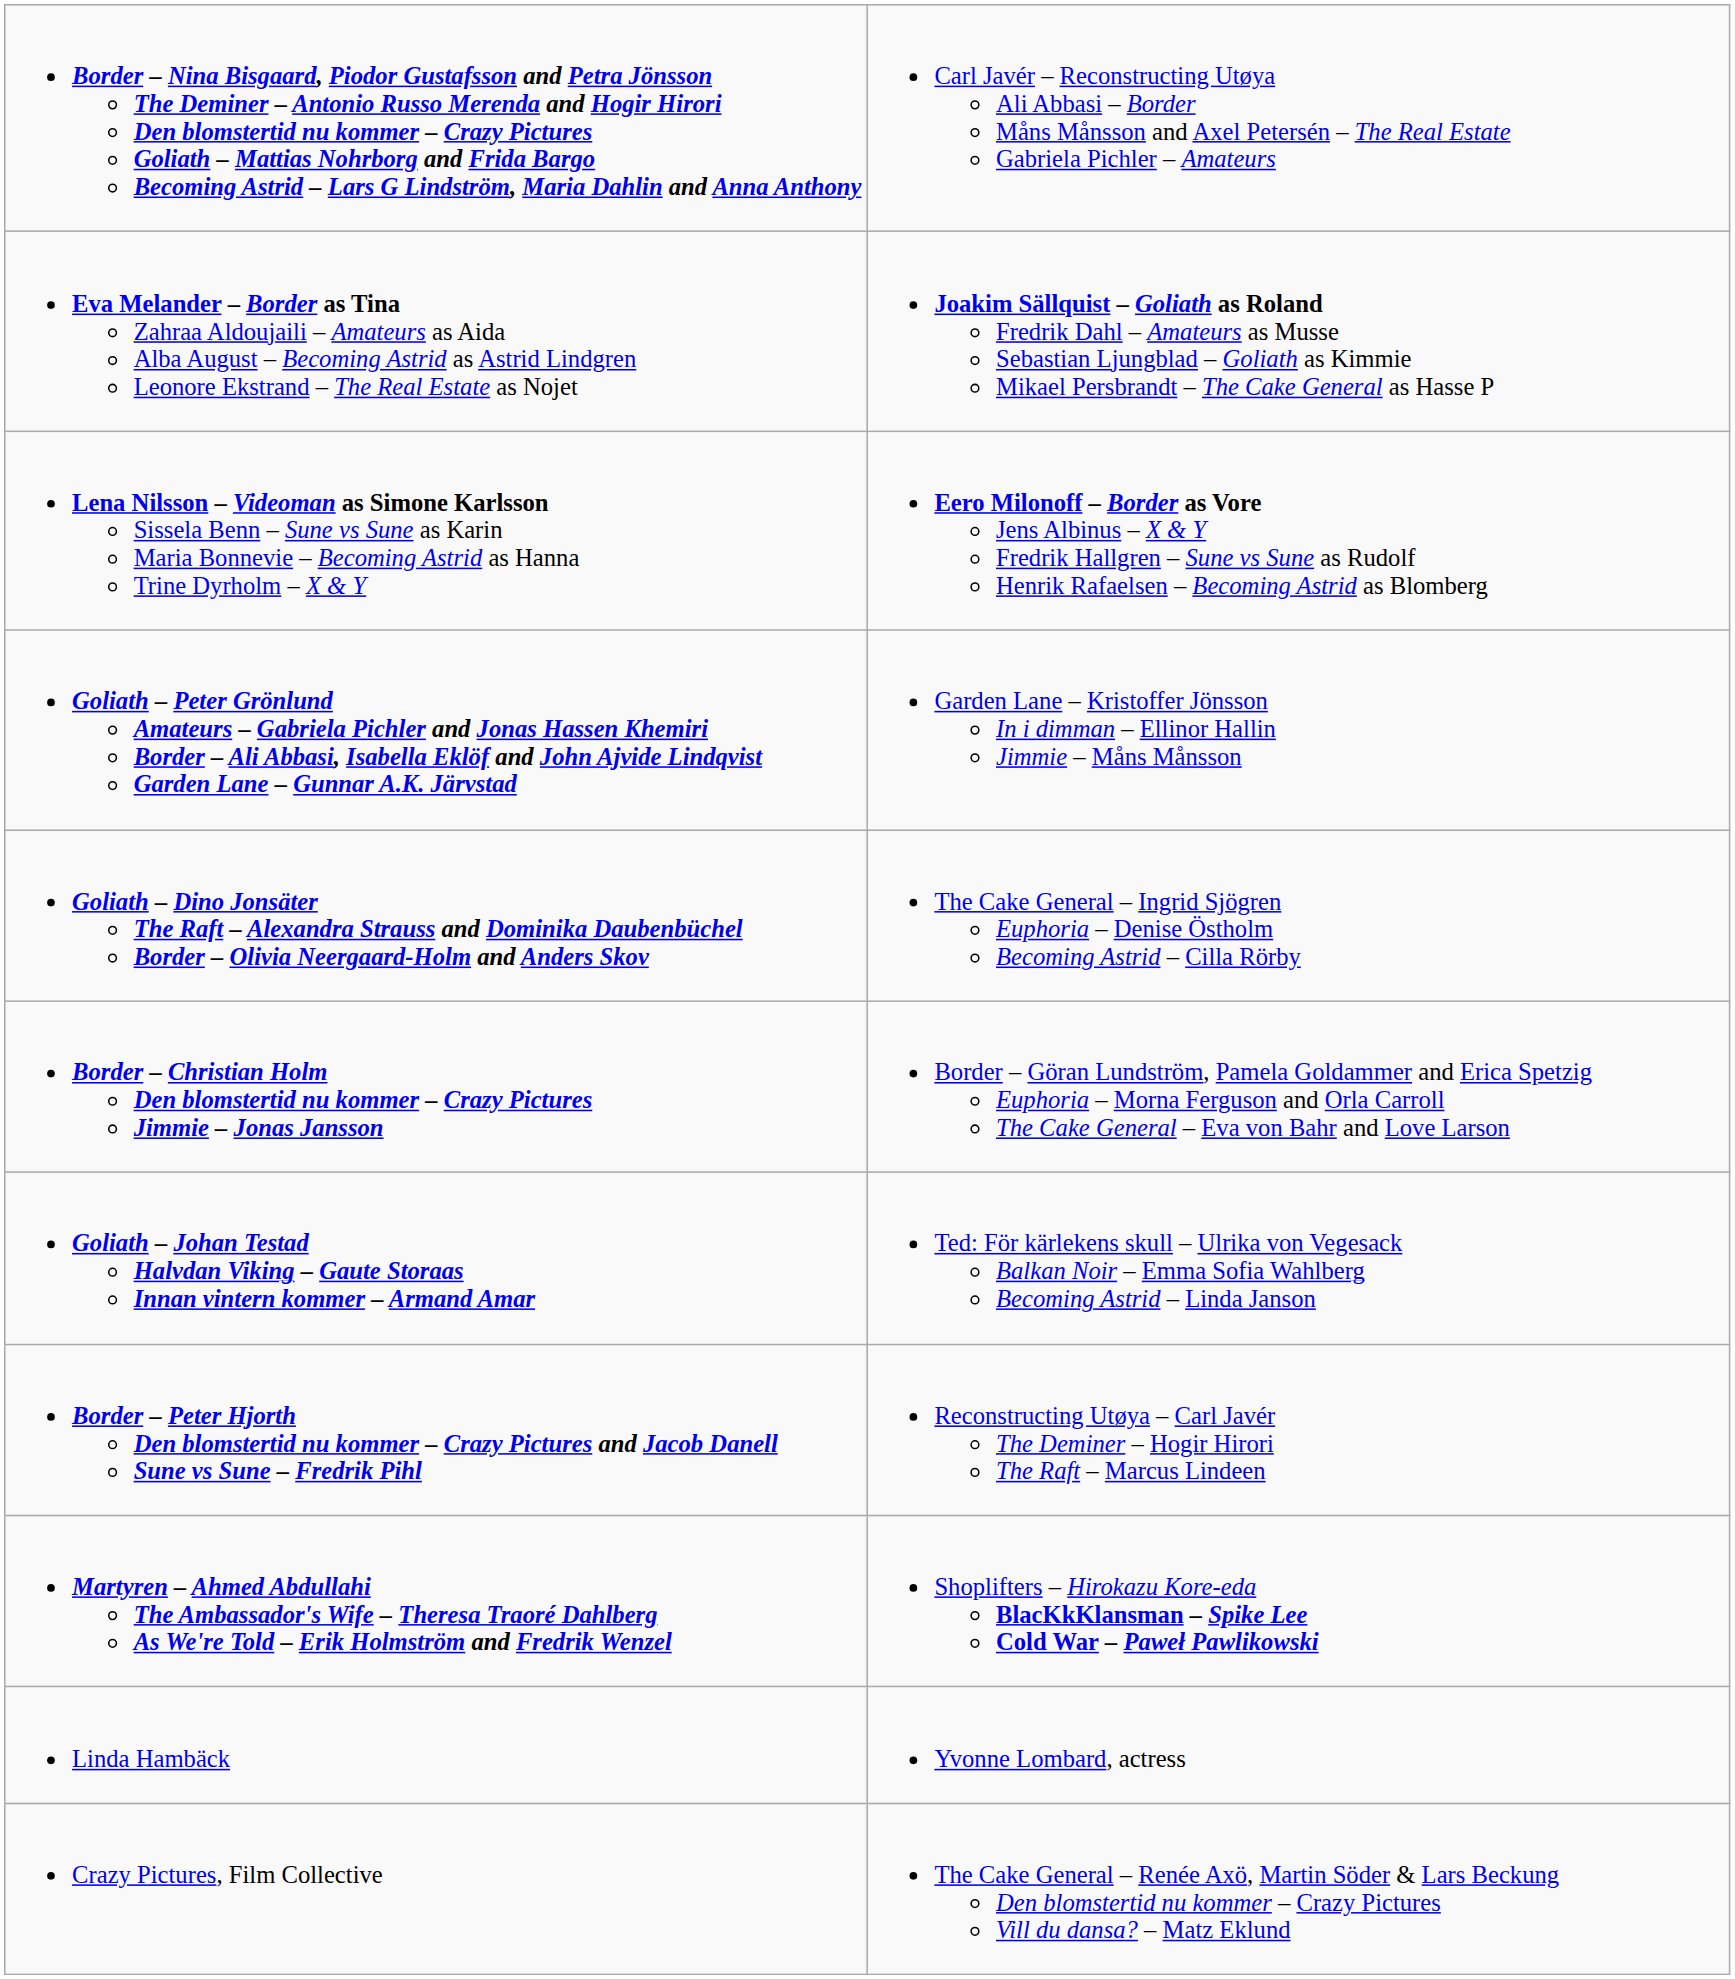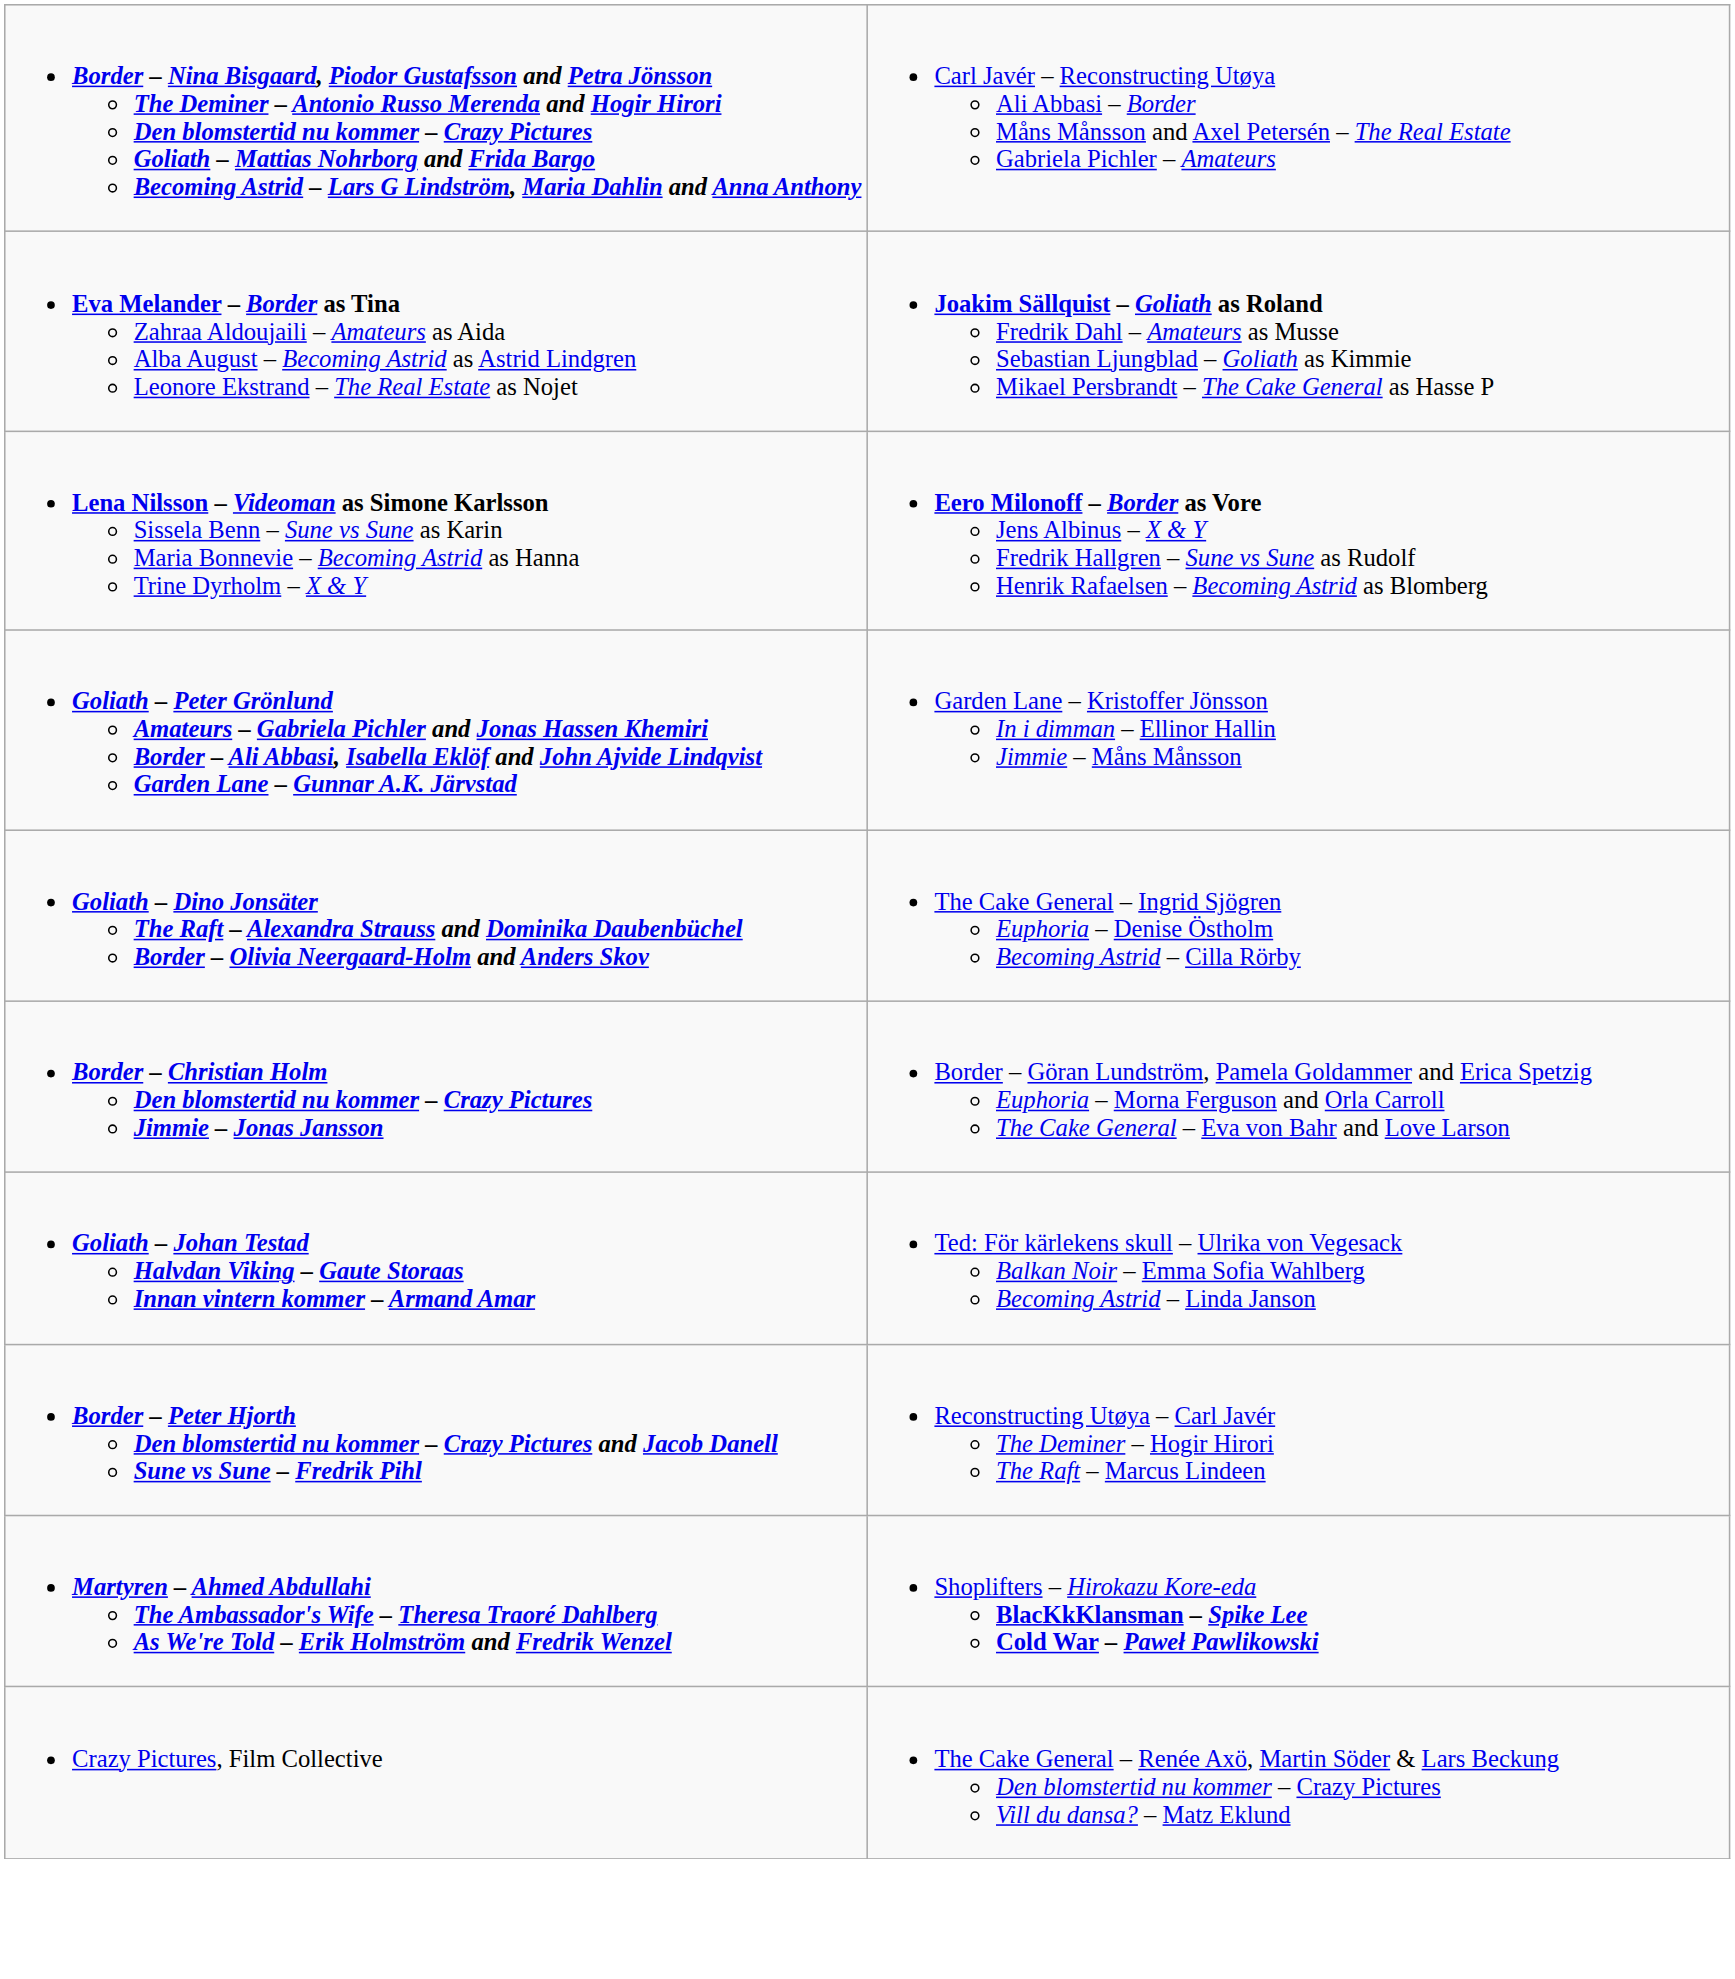- row: (436, 1759)
